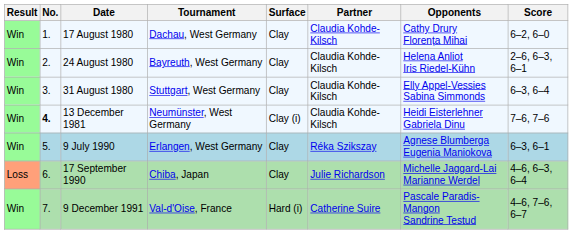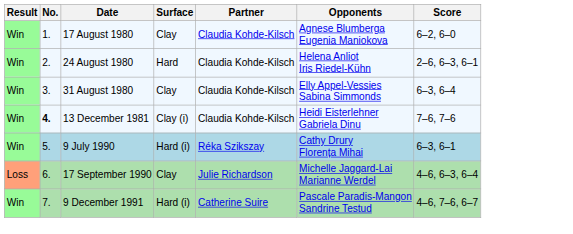- column: (207, 12)
(435, 34) Cathy Drury Florența Mihai -> (343, 34) Agnese Blumberga Eugenia Maniokova
(279, 62) Clay -> (167, 62) Hard
(279, 146) Clay -> (173, 146) Hard (i)
(448, 146) Agnese Blumberga Eugenia Maniokova -> (331, 146) Cathy Drury Florența Mihai
